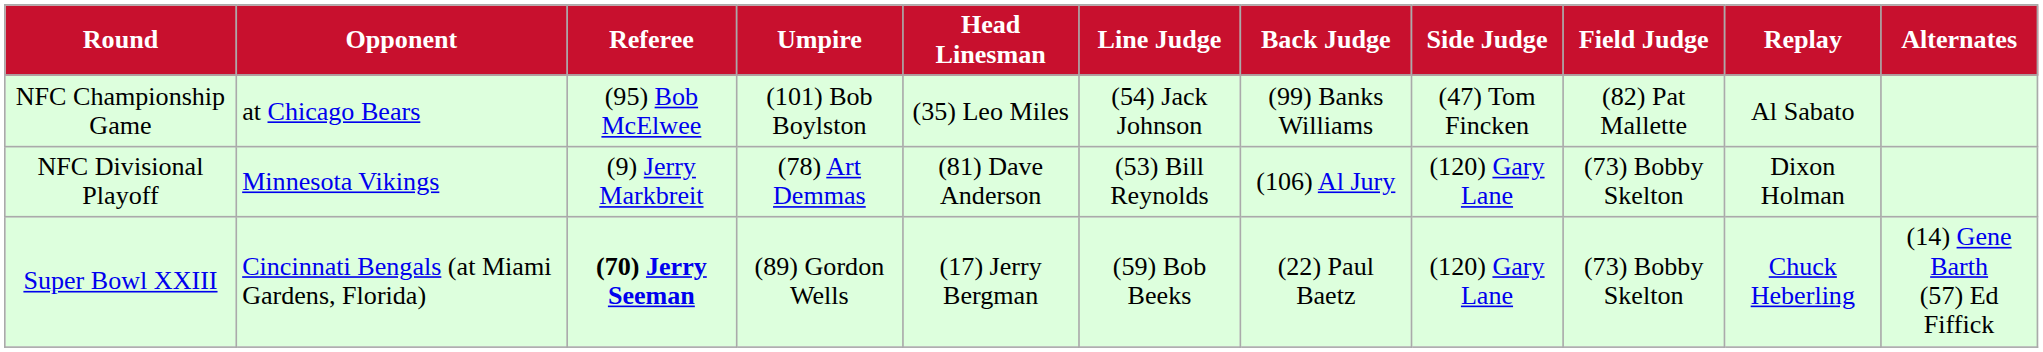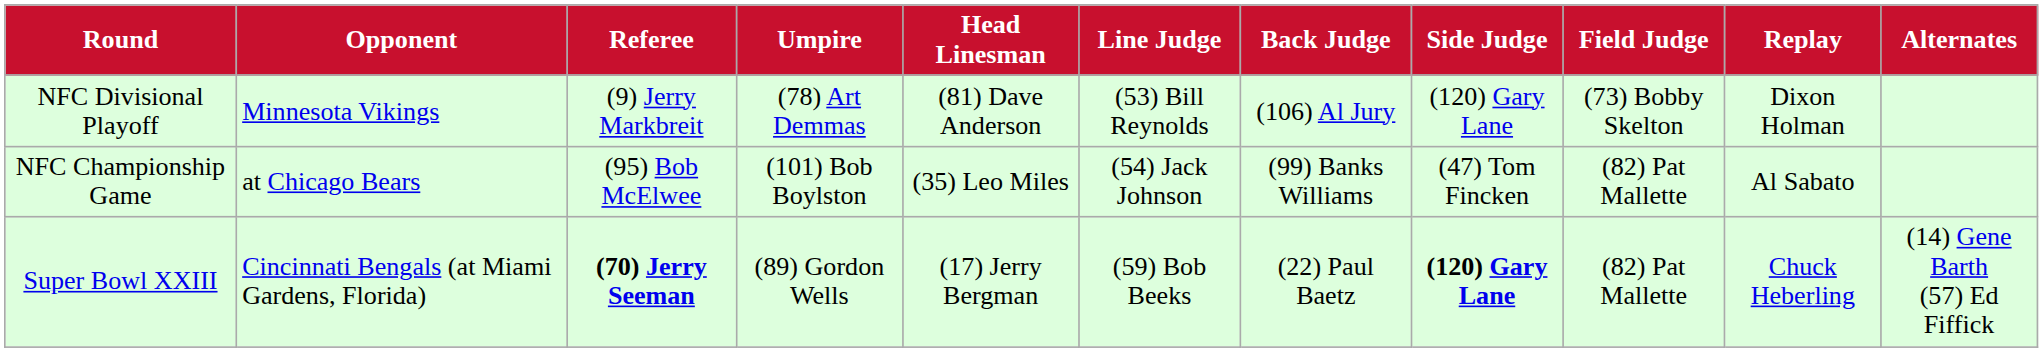rows swapped: (120, 181) <-> (120, 110)
(1487, 281) normal -> (1487, 281) bold
(1644, 281) (73) Bobby Skelton -> (1644, 281) (82) Pat Mallette
